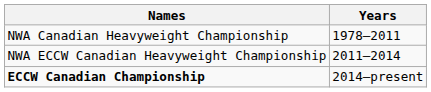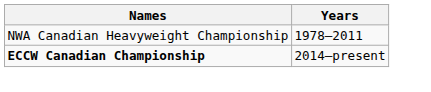- row: (167, 56)
